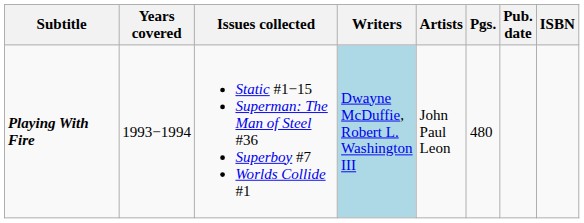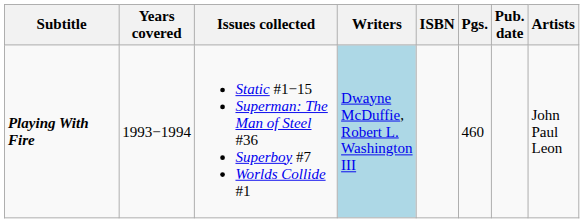columns swapped: (441, 24) <-> (557, 24)
(481, 131) 480 -> (473, 131) 460
